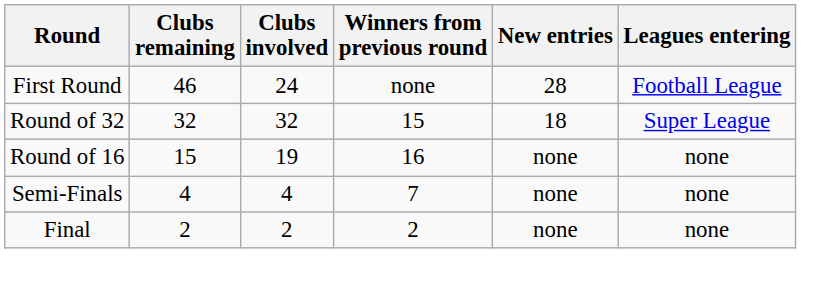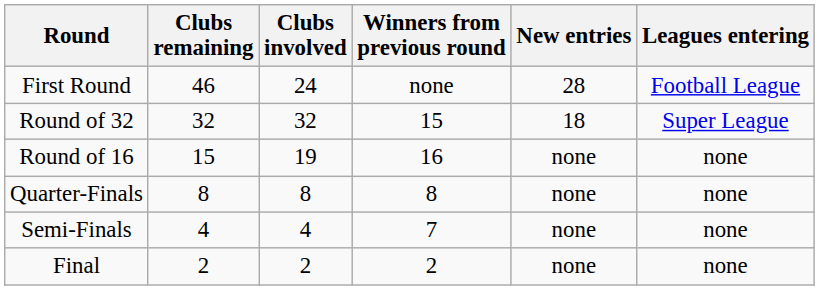+ row: (76, 193)
